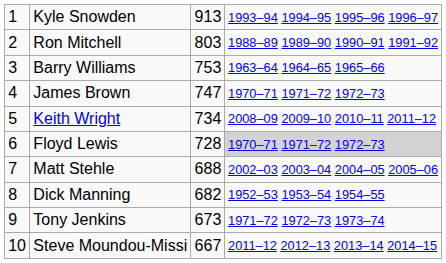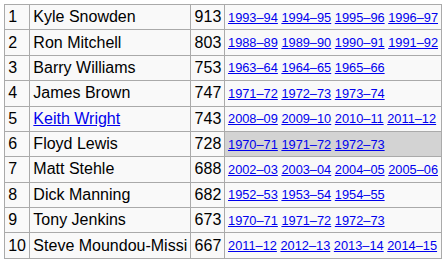(306, 93) 1970–71 1971–72 1972–73 -> (306, 93) 1971–72 1972–73 1973–74
(208, 118) 734 -> (208, 118) 743
(306, 220) 1971–72 1972–73 1973–74 -> (306, 220) 1970–71 1971–72 1972–73
